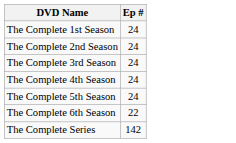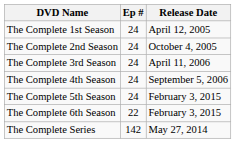+ column: (188, 12)
